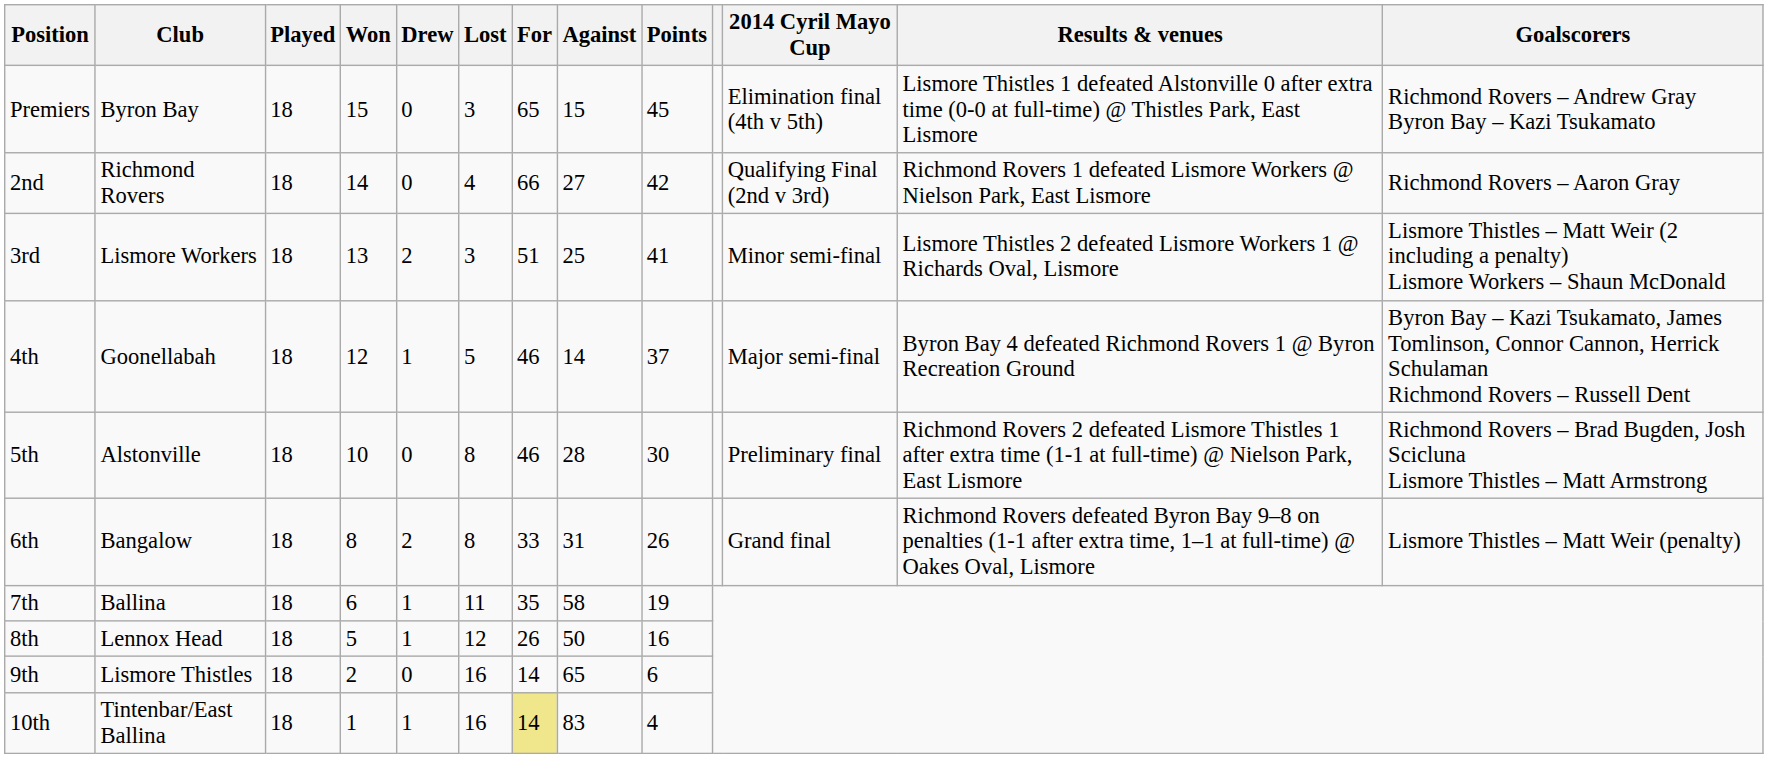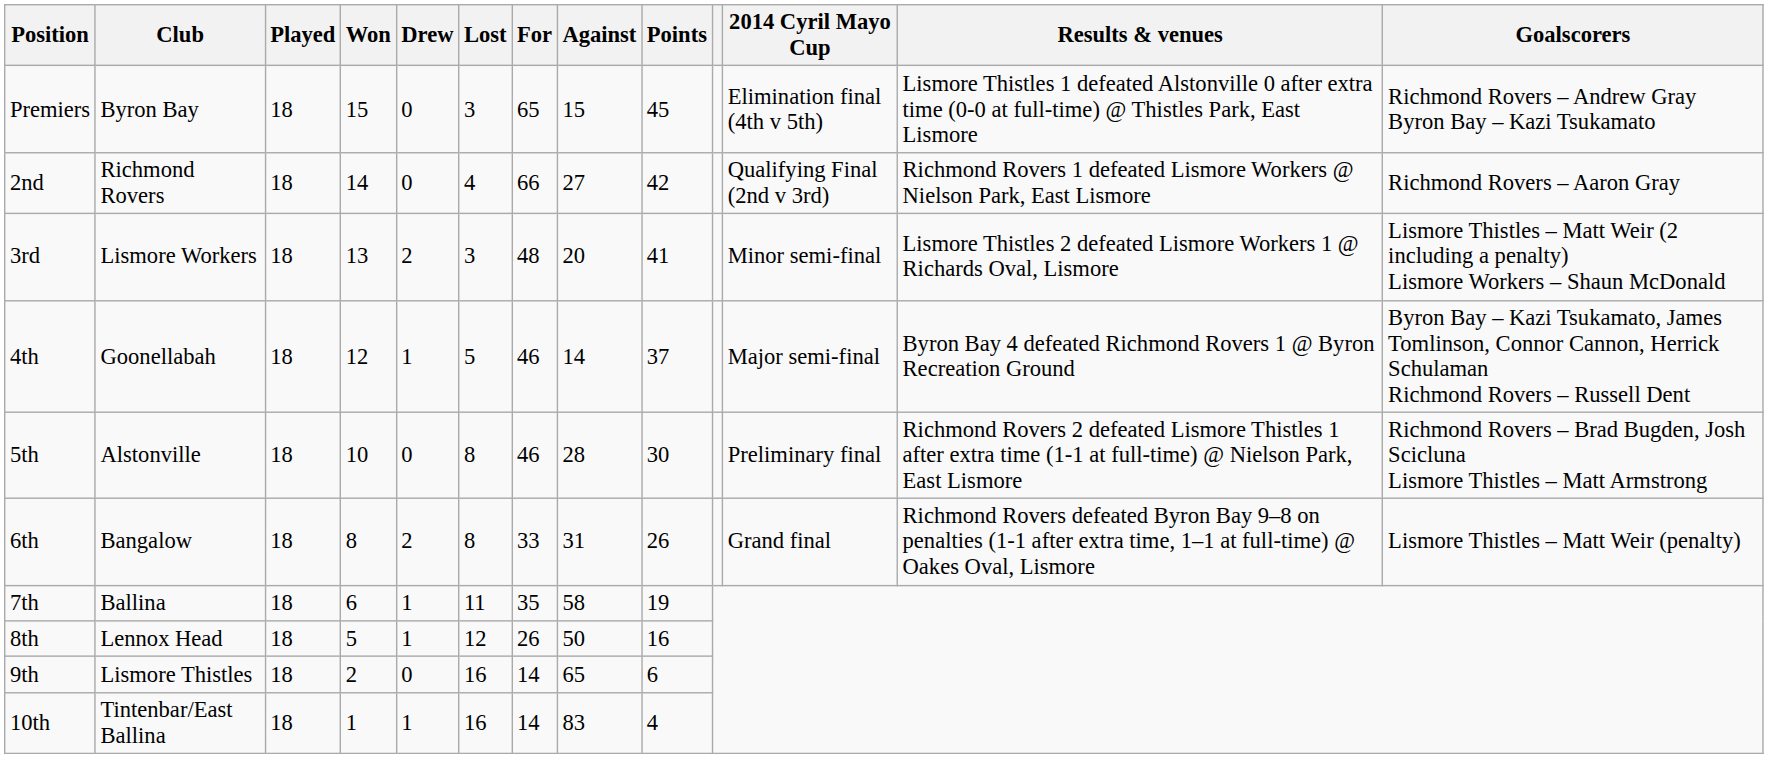(528, 256) 51 -> (528, 256) 48
(574, 256) 25 -> (574, 256) 20
(528, 722) khaki background -> (528, 722) no background
